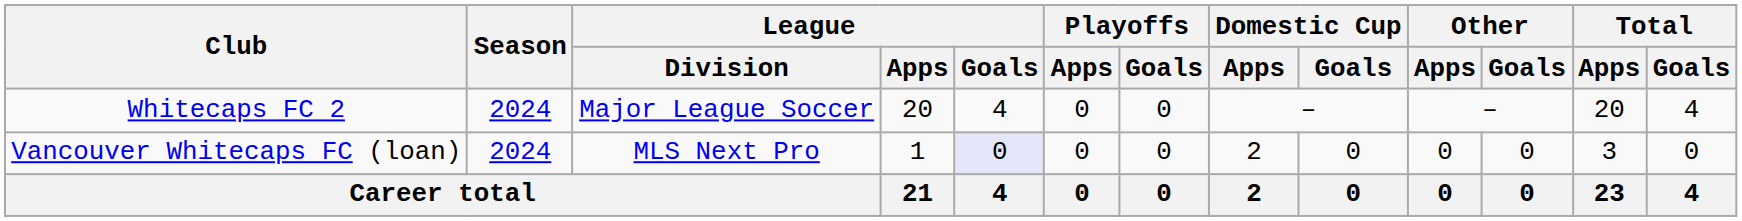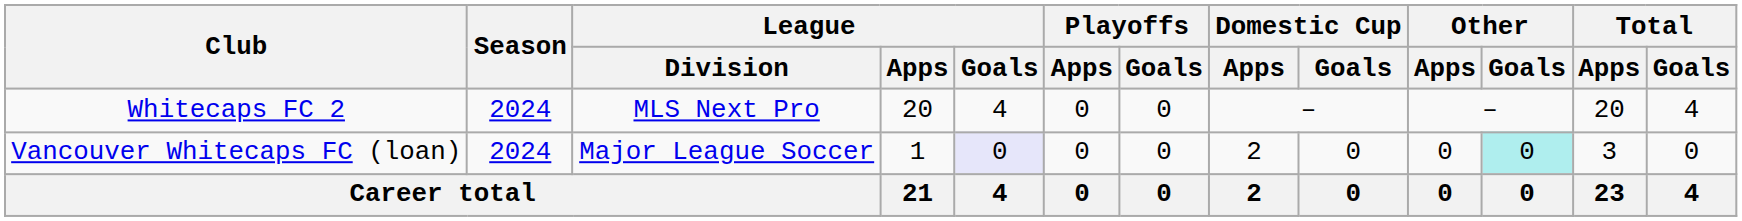(727, 110) Major League Soccer -> (727, 110) MLS Next Pro
(727, 153) MLS Next Pro -> (727, 153) Major League Soccer
(1527, 153) no background -> (1527, 153) paleturquoise background
